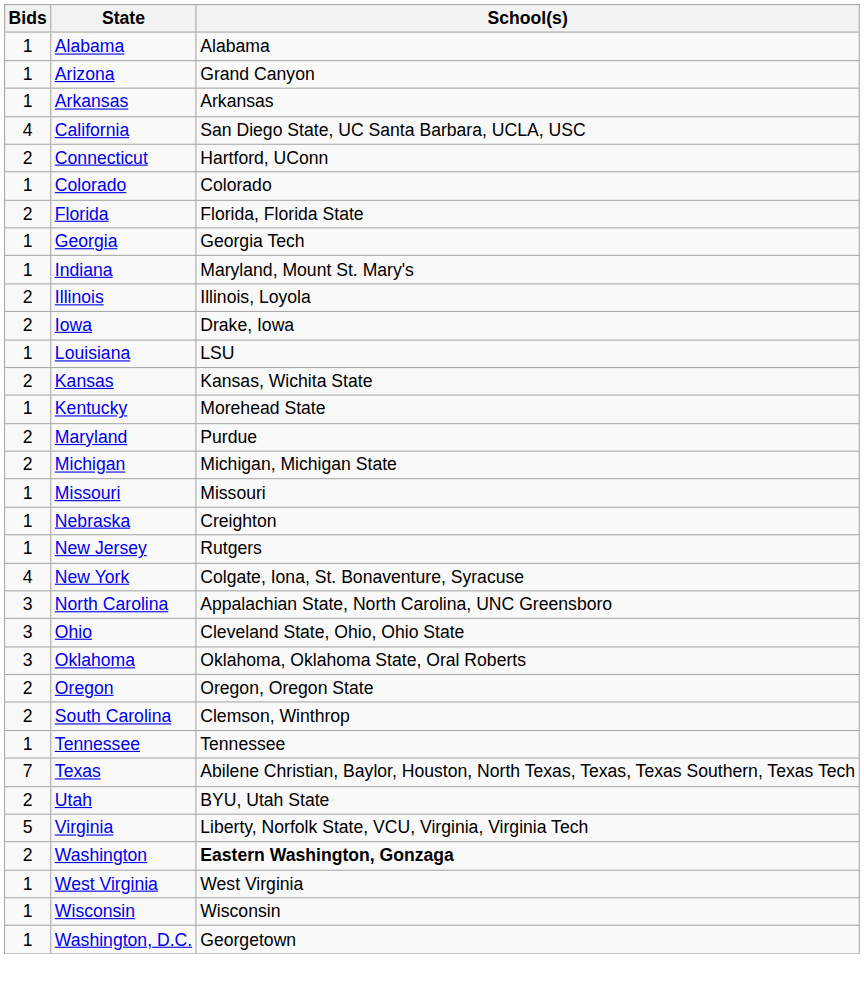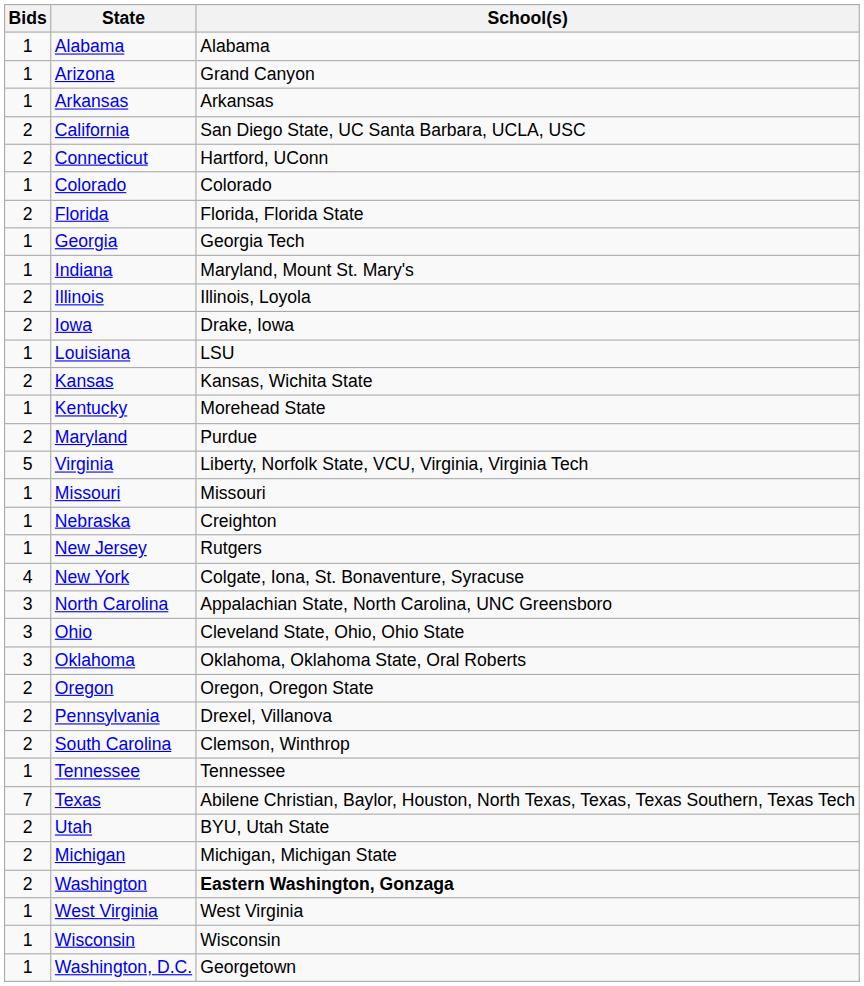(28, 130) 4 -> (28, 130) 2
rows swapped: (90, 465) <-> (84, 827)
+ row: (107, 716)
